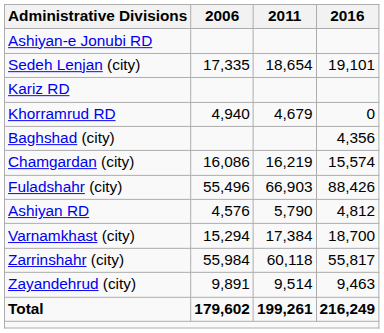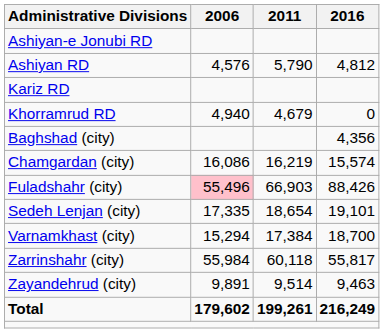rows swapped: (49, 211) <-> (74, 65)
(226, 187) no background -> (226, 187) pink background
